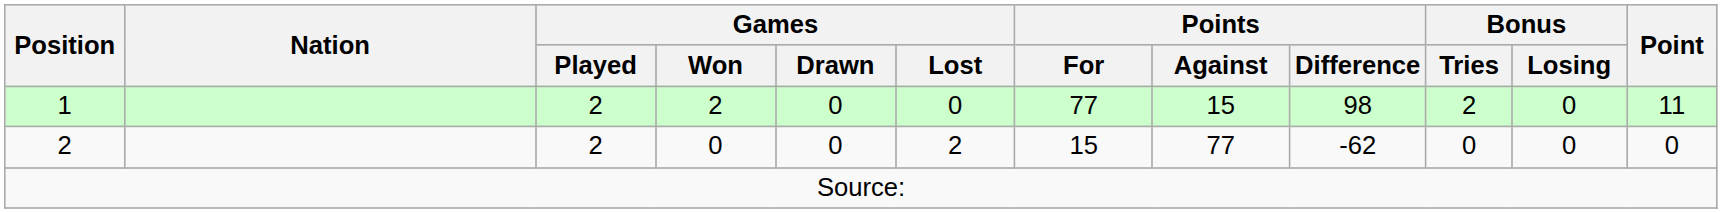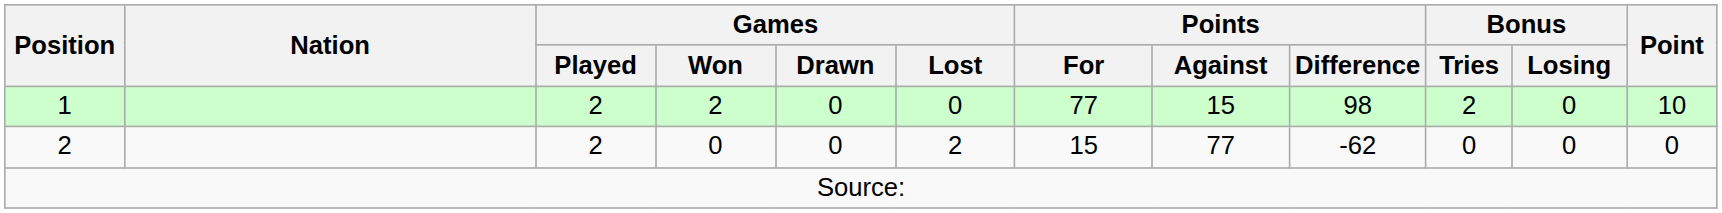(1672, 106) 11 -> (1672, 106) 10
